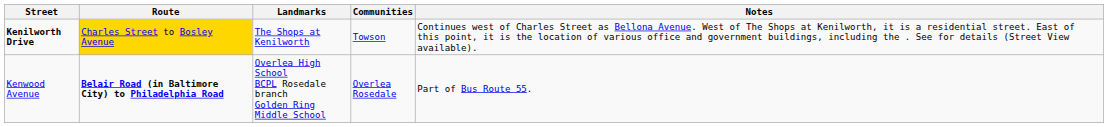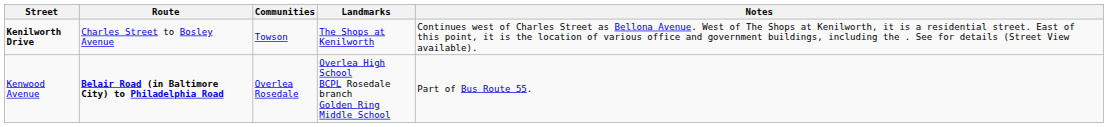columns swapped: (383, 12) <-> (302, 12)
(147, 37) gold background -> (147, 37) no background
